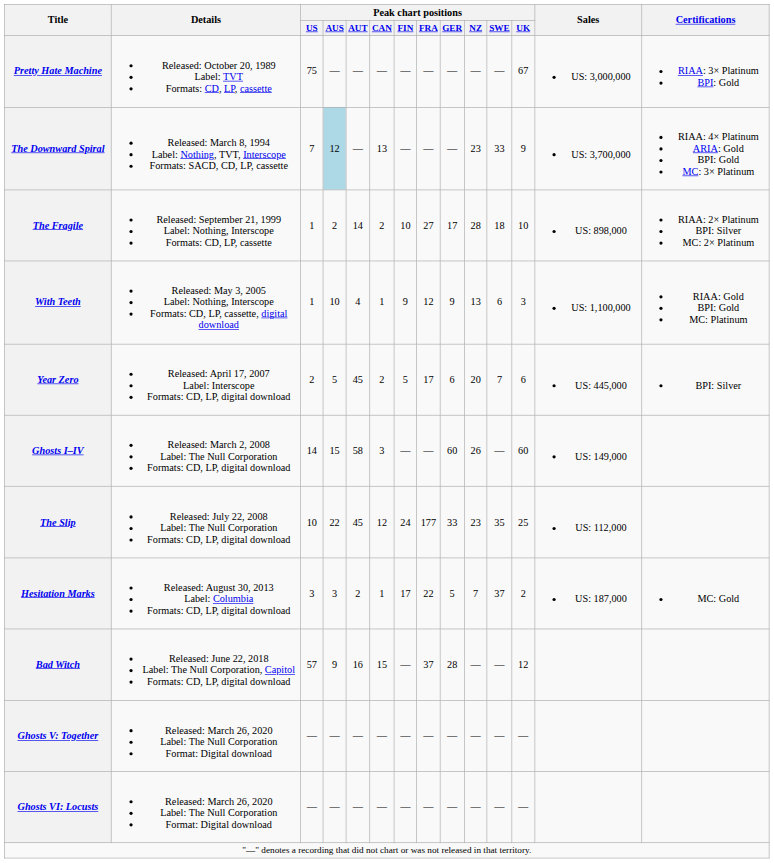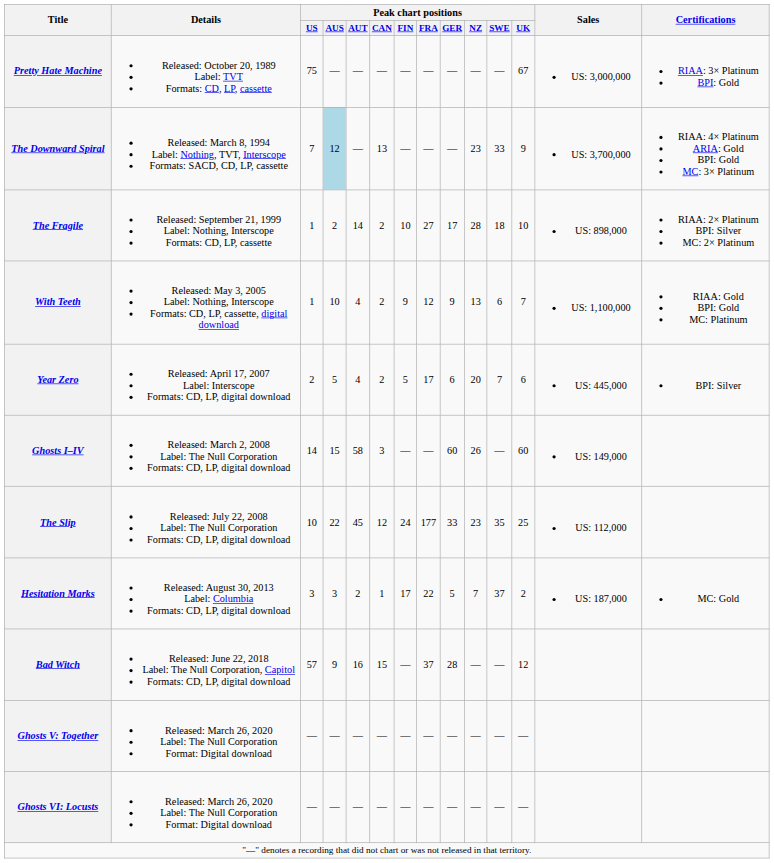(382, 302) 1 -> (382, 302) 2
(523, 302) 3 -> (523, 302) 7
(358, 379) 45 -> (358, 379) 4
